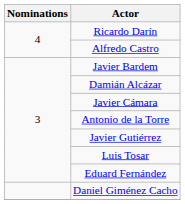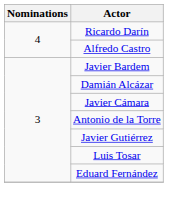- row: (125, 191)
